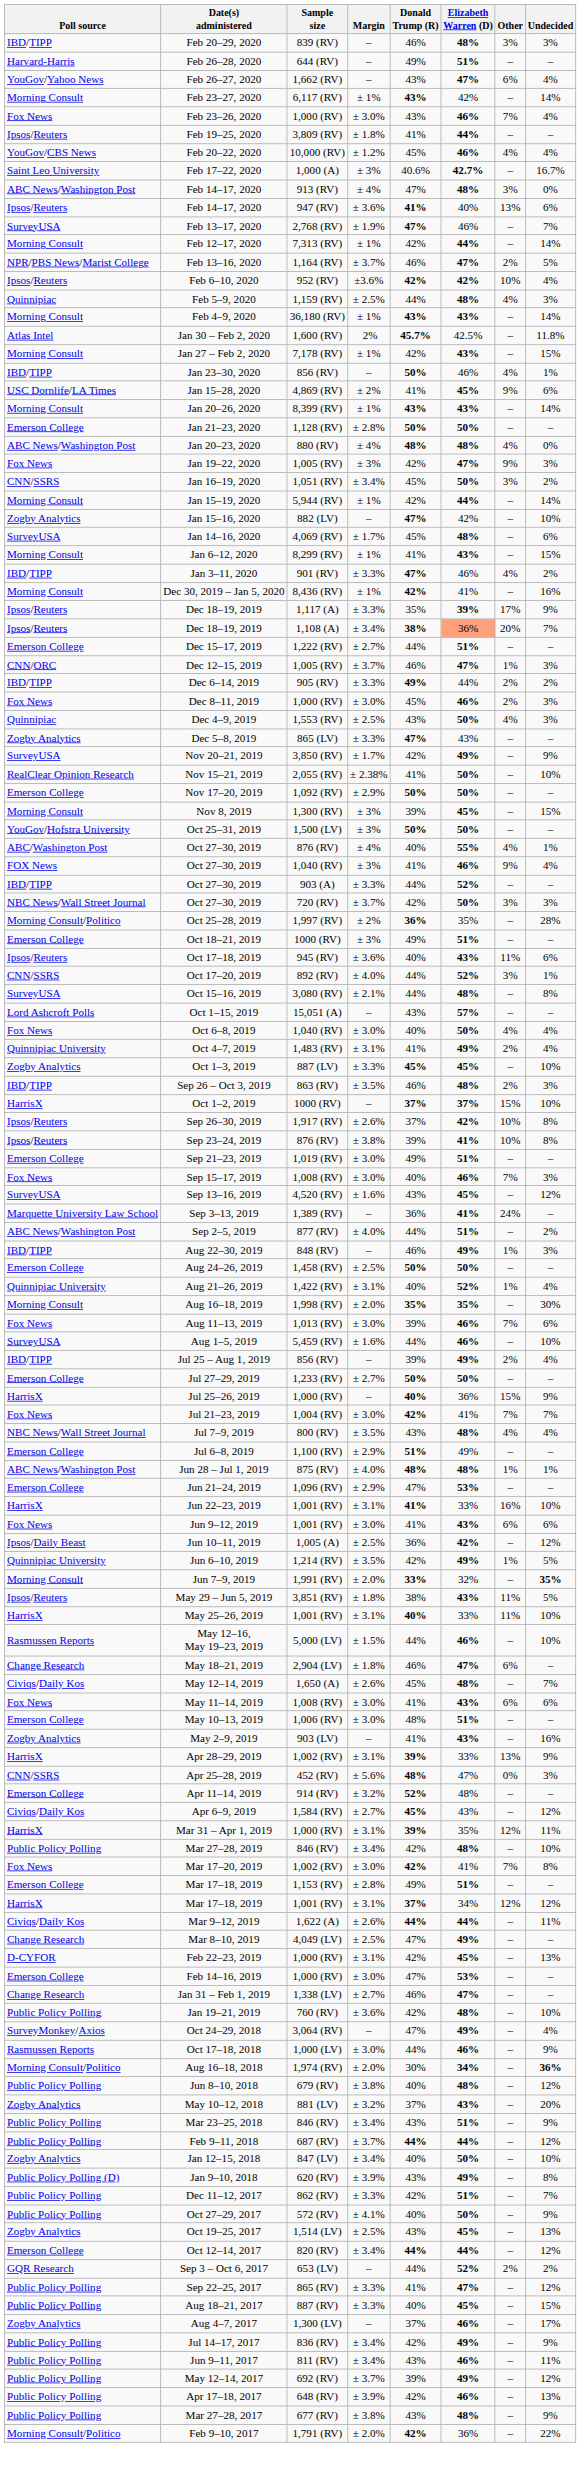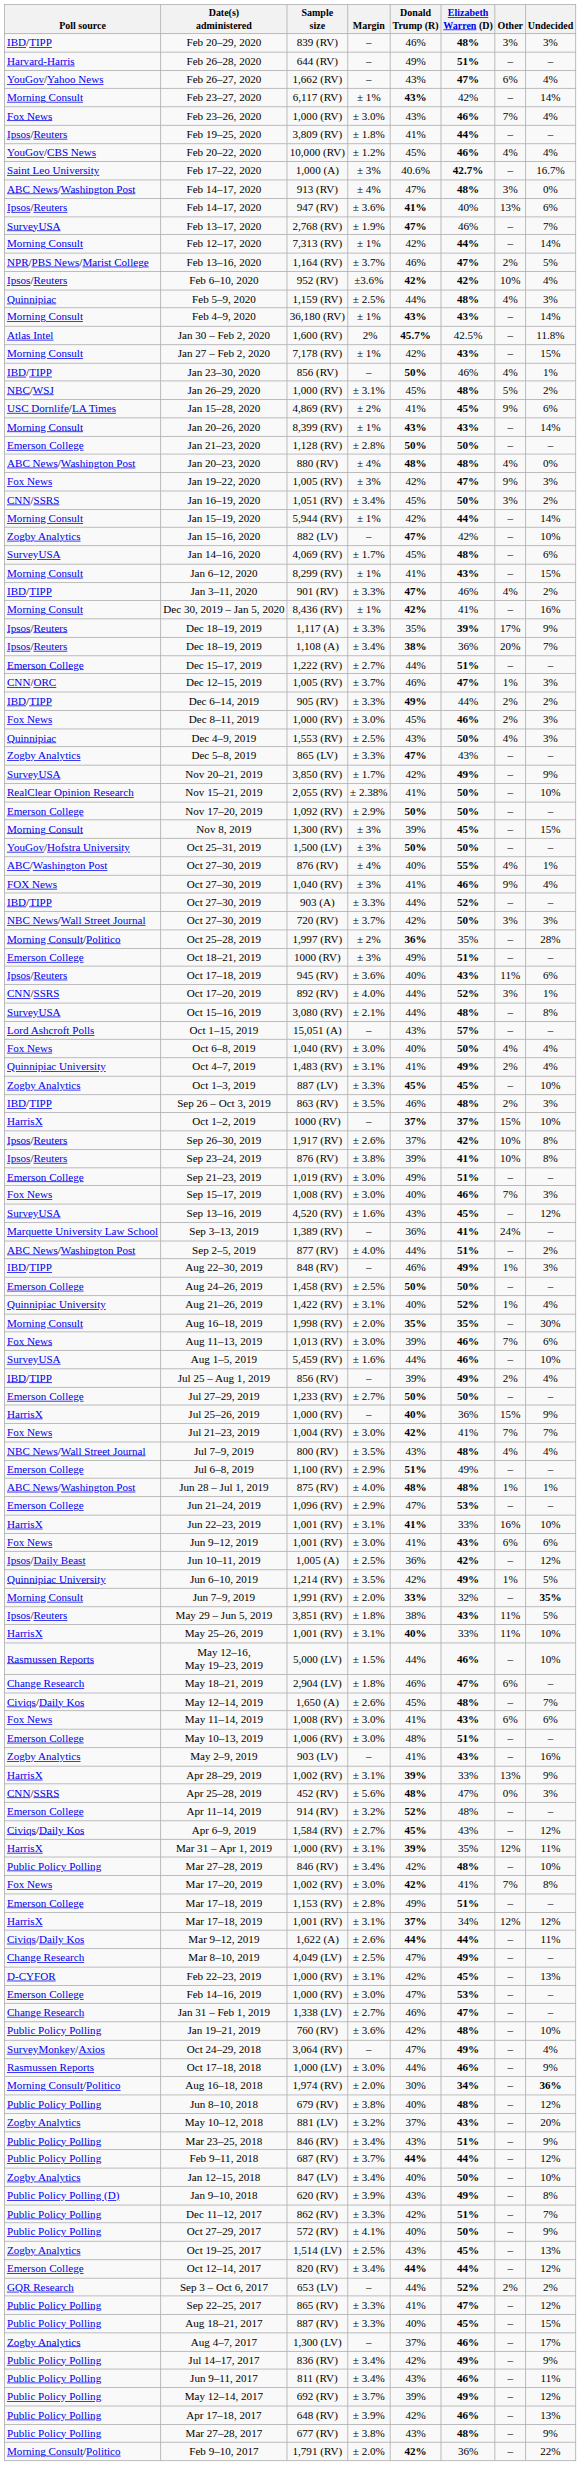+ row: (224, 390)
(468, 628) lightsalmon background -> (468, 646) no background
